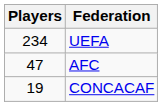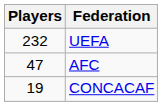(35, 40) 234 -> (35, 40) 232
